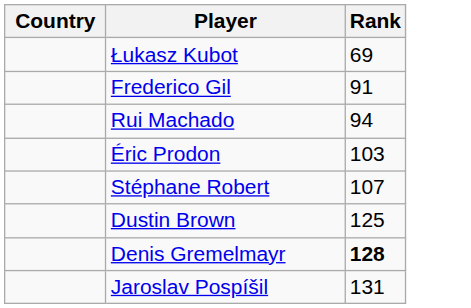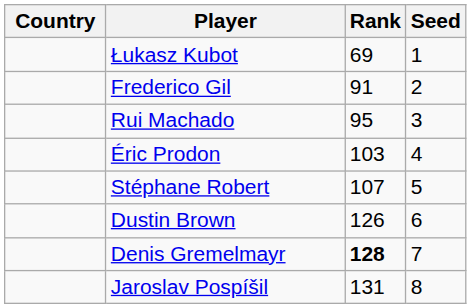+ column: (436, 21)
(361, 120) 94 -> (361, 120) 95
(367, 220) 125 -> (367, 220) 126
